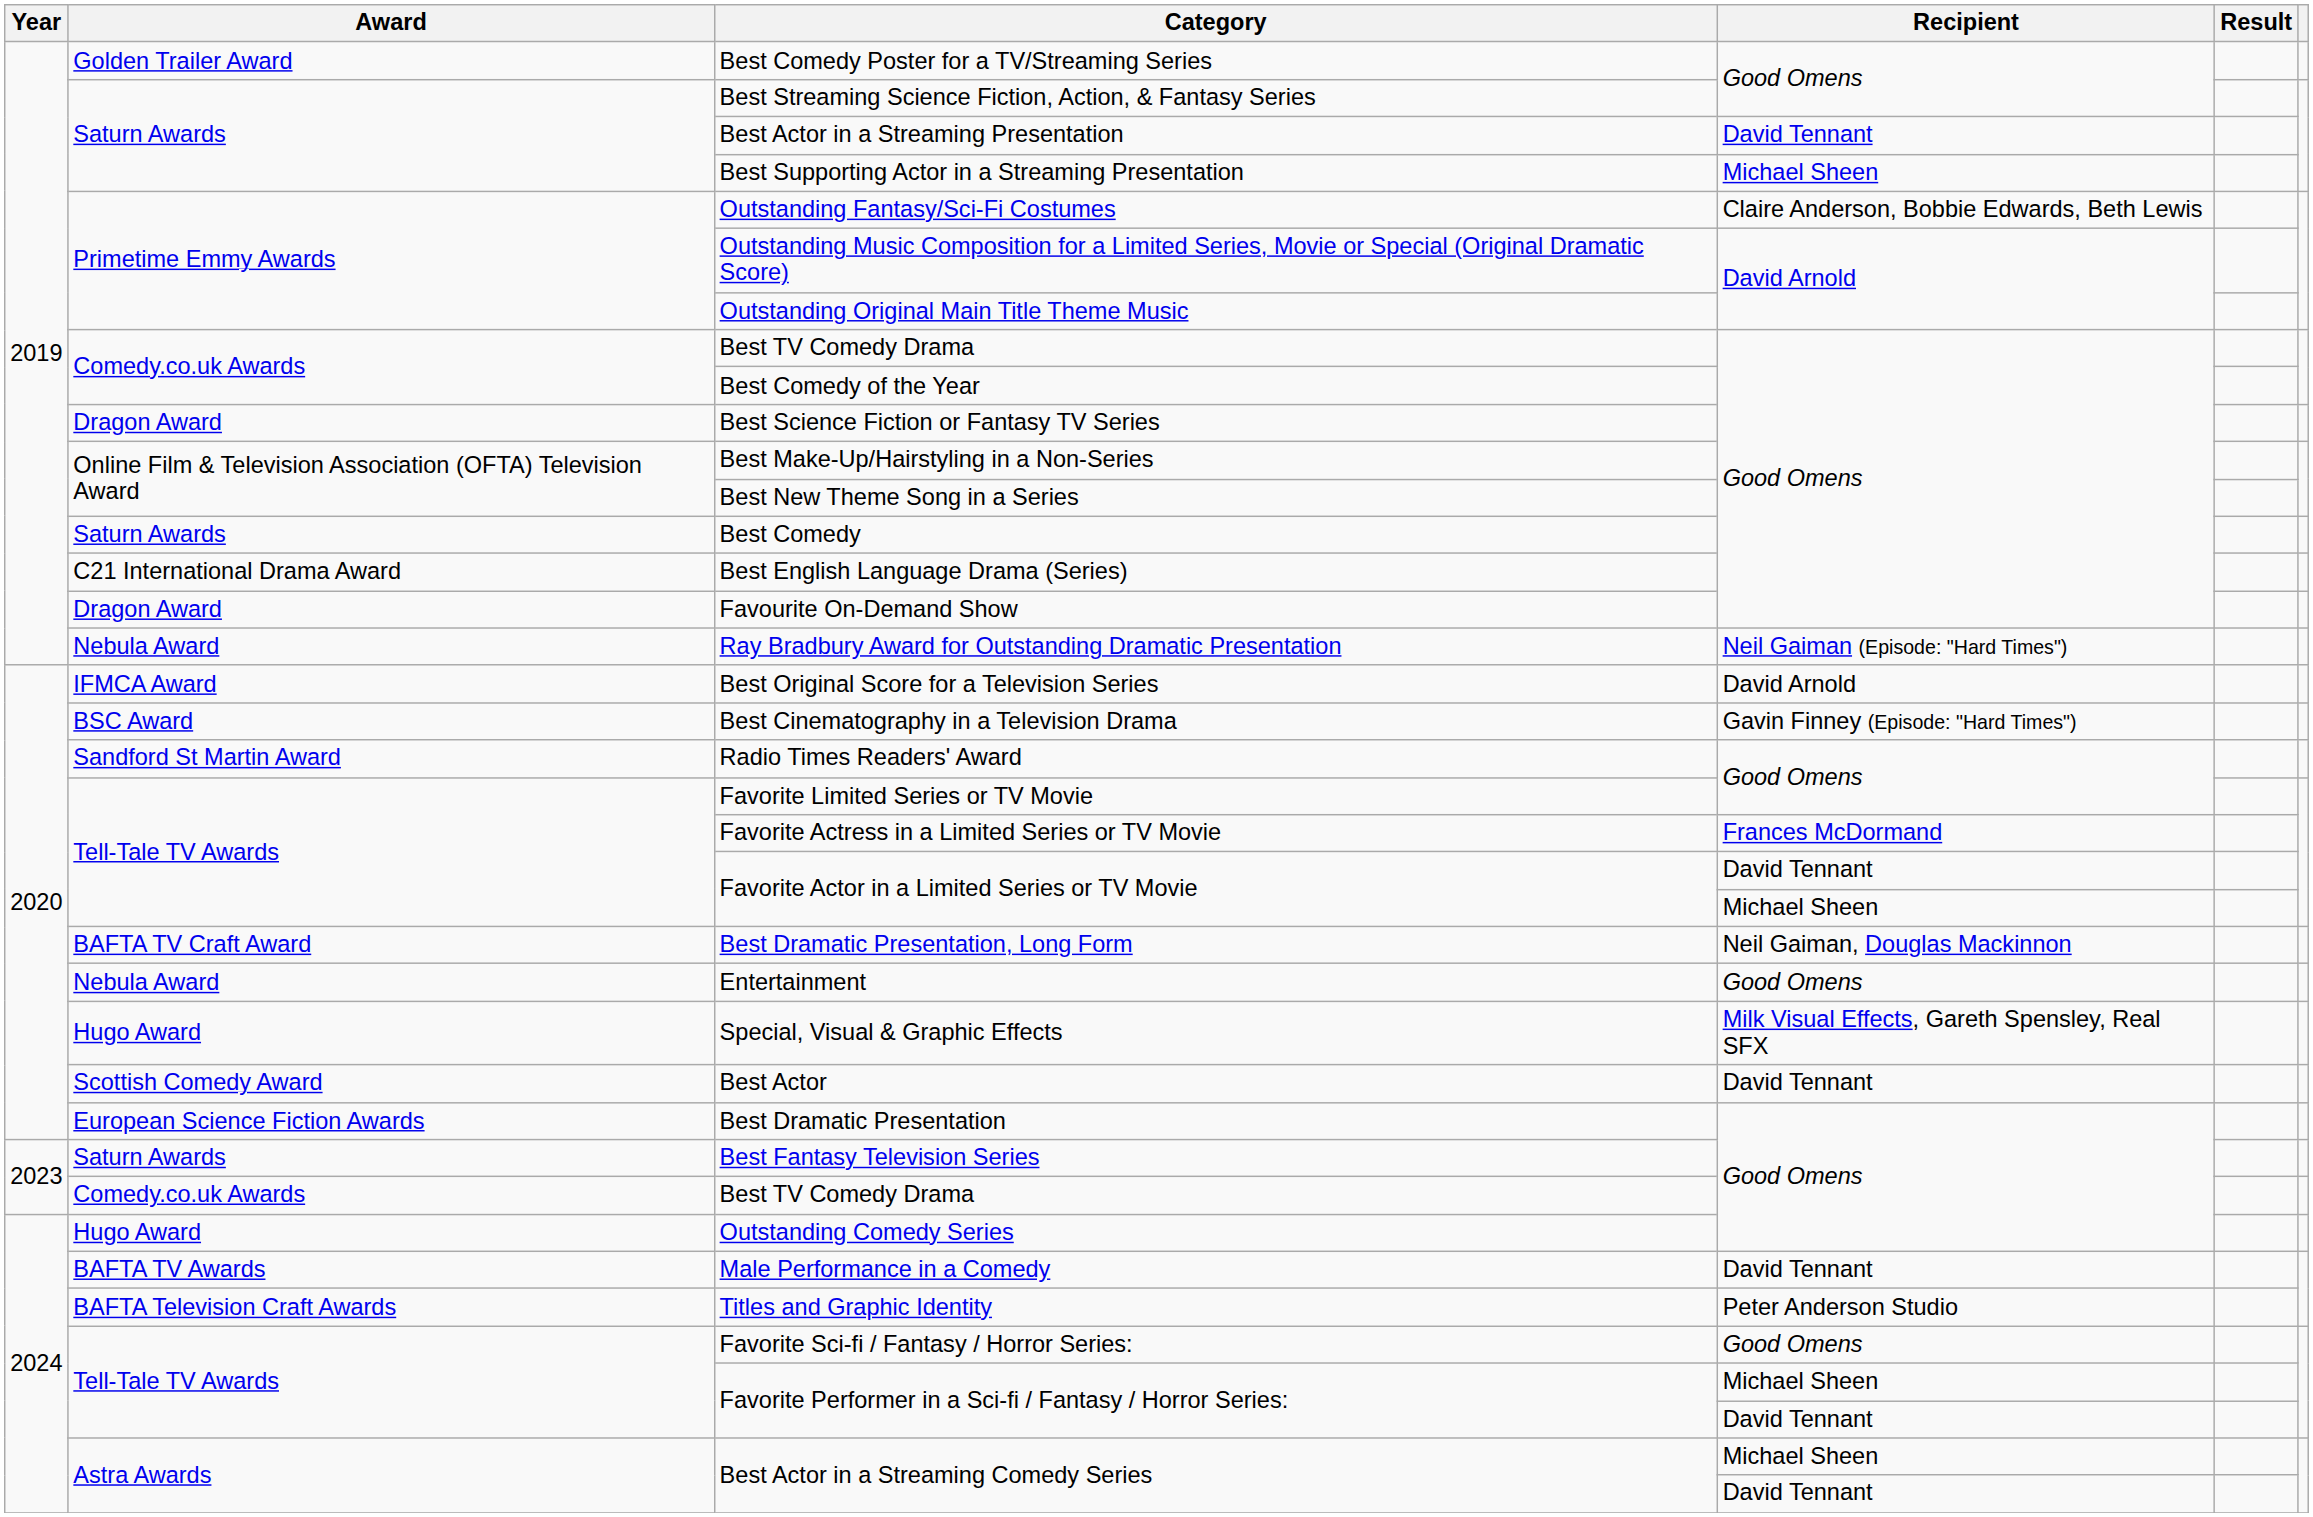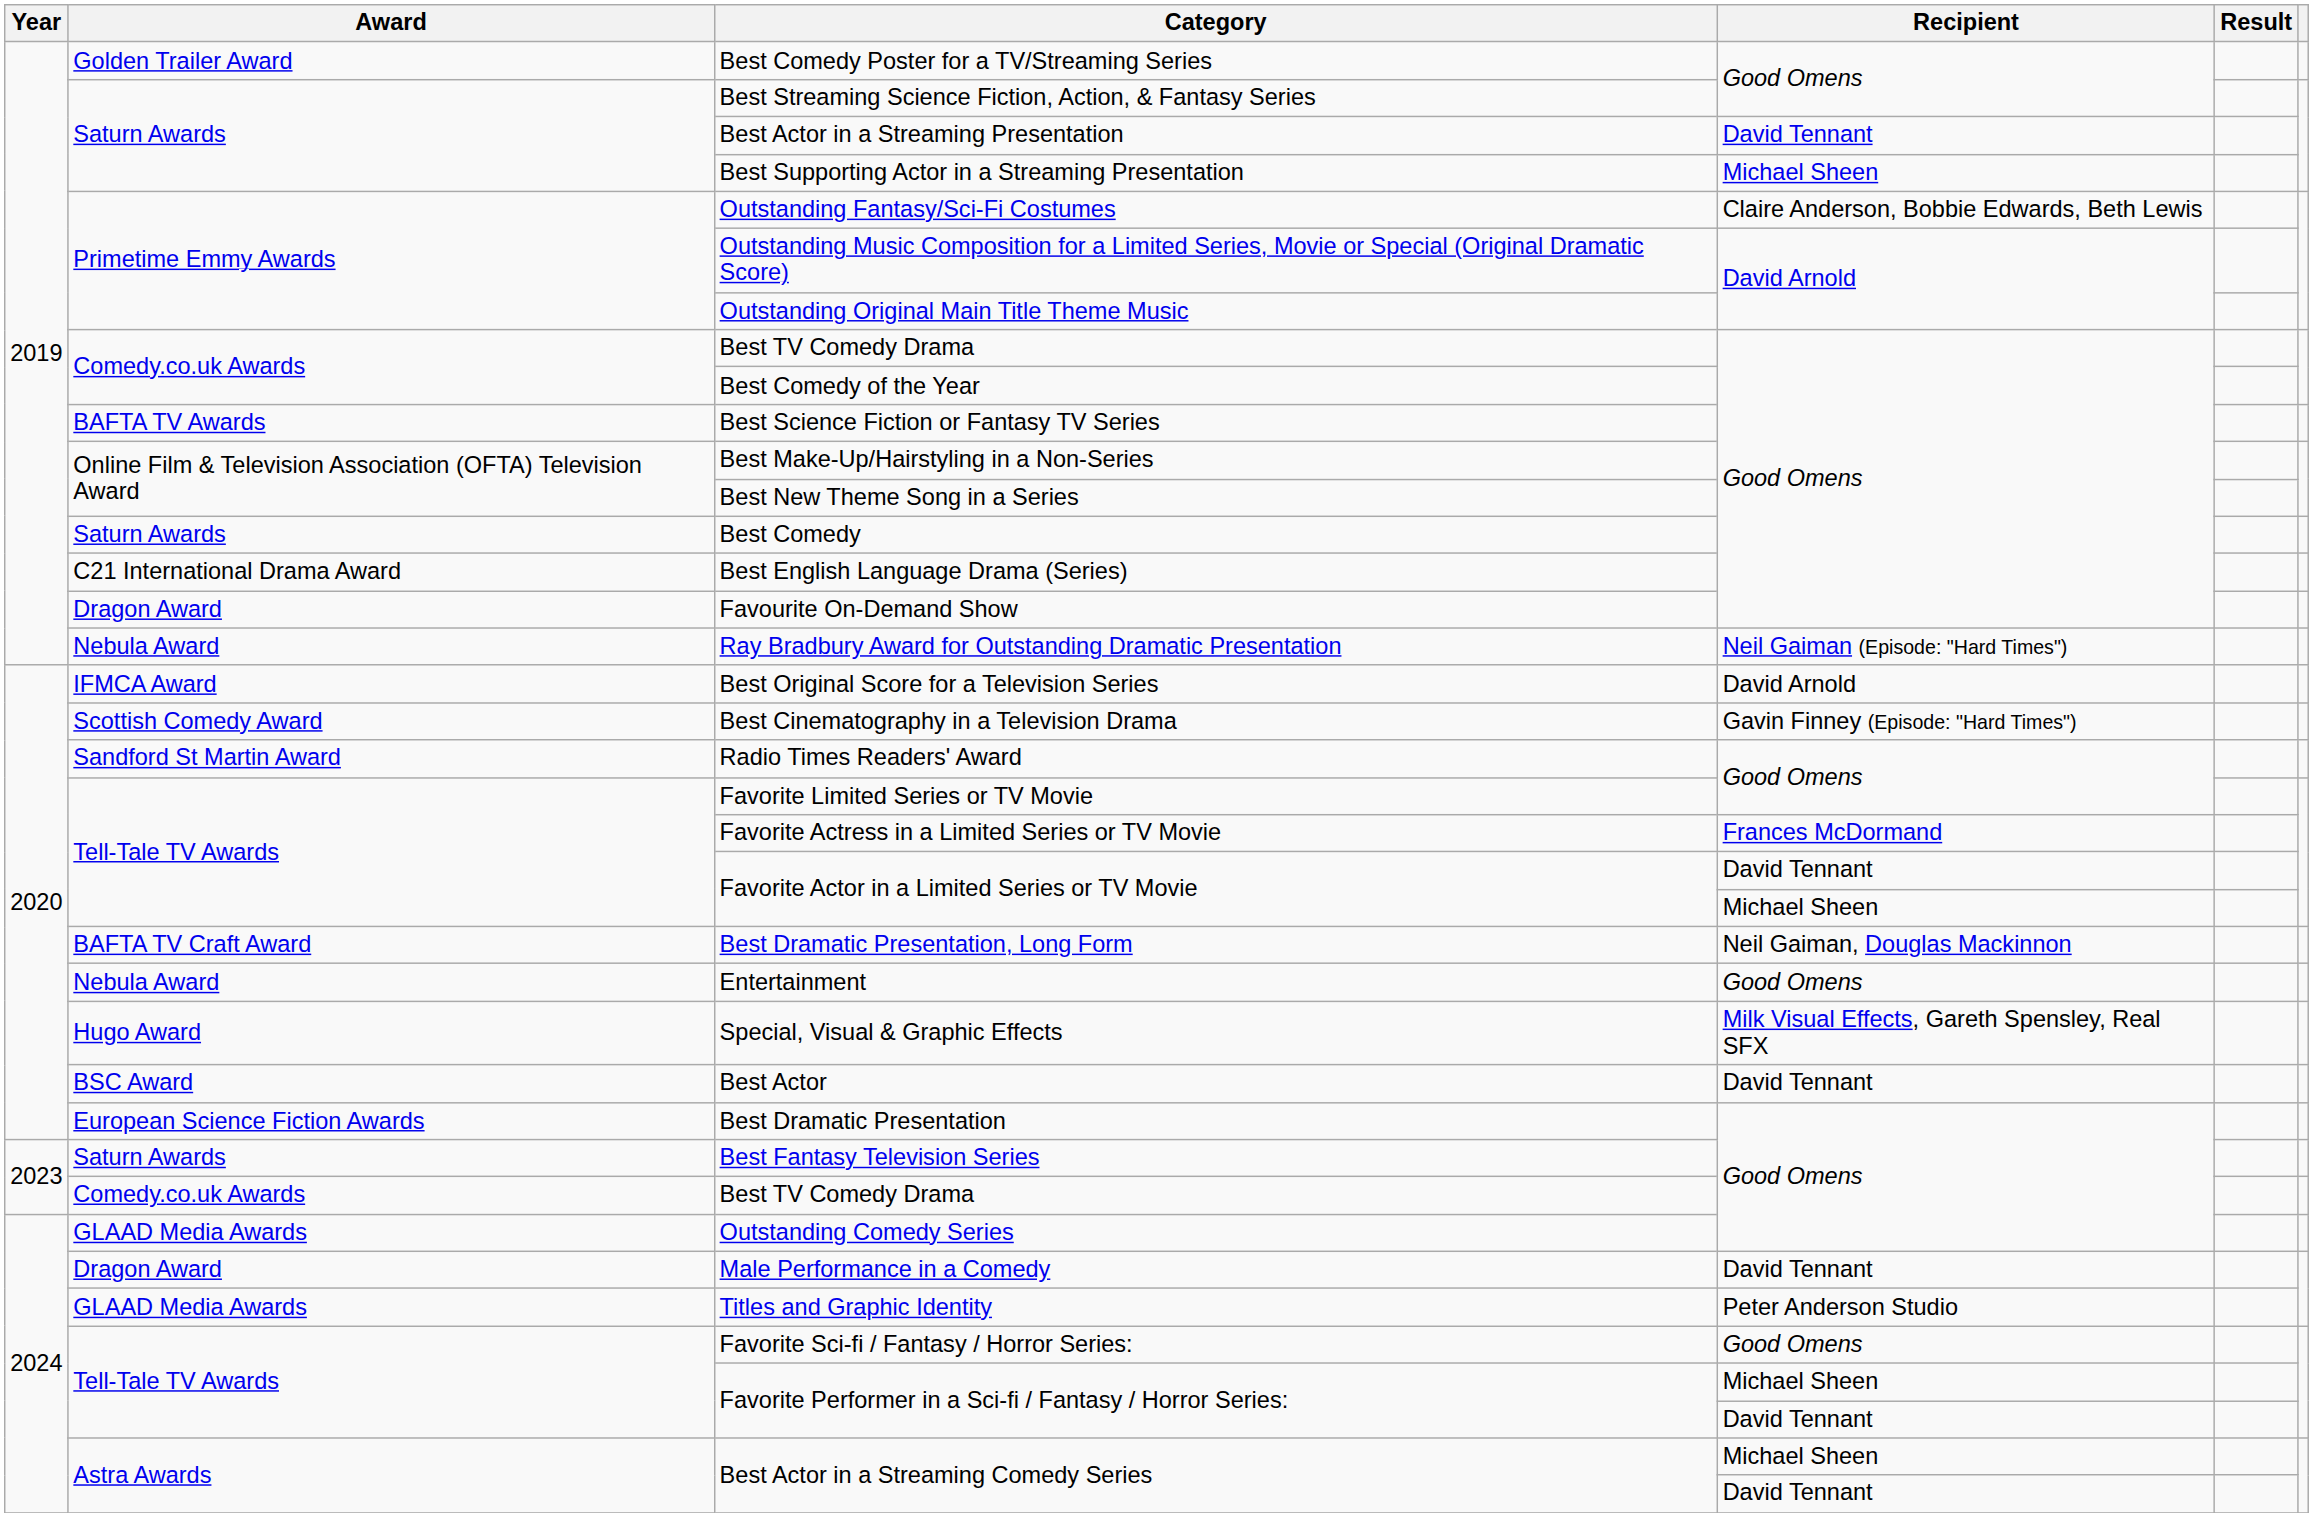(148, 422) Dragon Award -> (169, 422) BAFTA TV Awards
(133, 721) BSC Award -> (198, 721) Scottish Comedy Award
(198, 1083) Scottish Comedy Award -> (133, 1083) BSC Award
(137, 1232) Hugo Award -> (190, 1232) GLAAD Media Awards
(169, 1269) BAFTA TV Awards -> (148, 1269) Dragon Award
(235, 1307) BAFTA Television Craft Awards -> (190, 1307) GLAAD Media Awards
